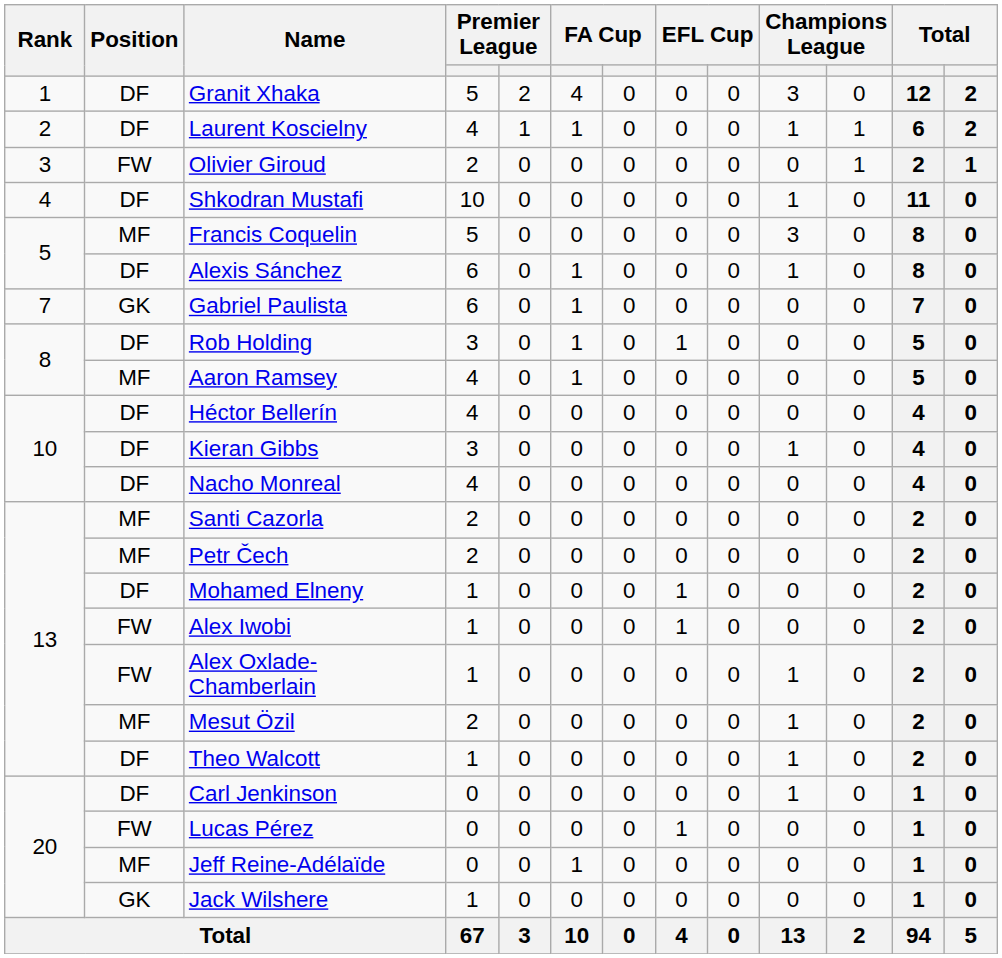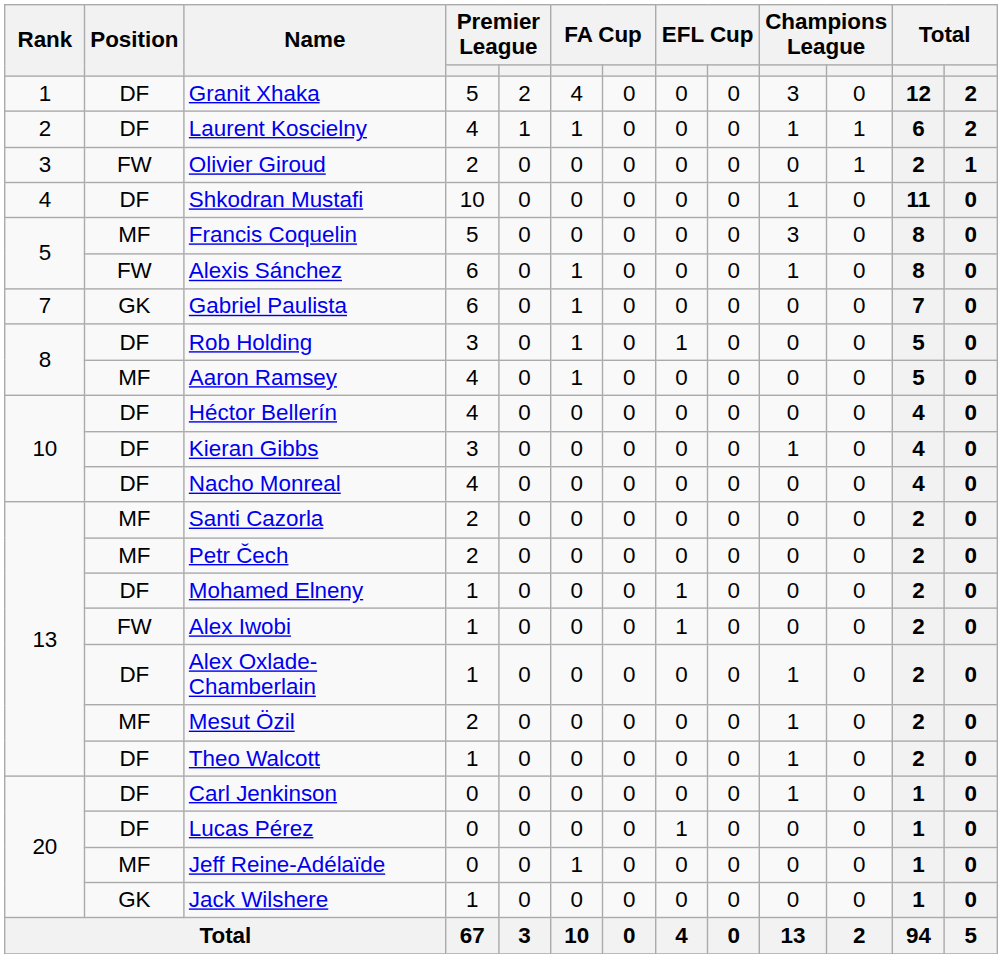(134, 270) DF -> (134, 270) FW
(134, 674) FW -> (134, 674) DF
(134, 829) FW -> (134, 829) DF
